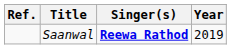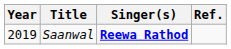columns swapped: (209, 14) <-> (22, 14)
